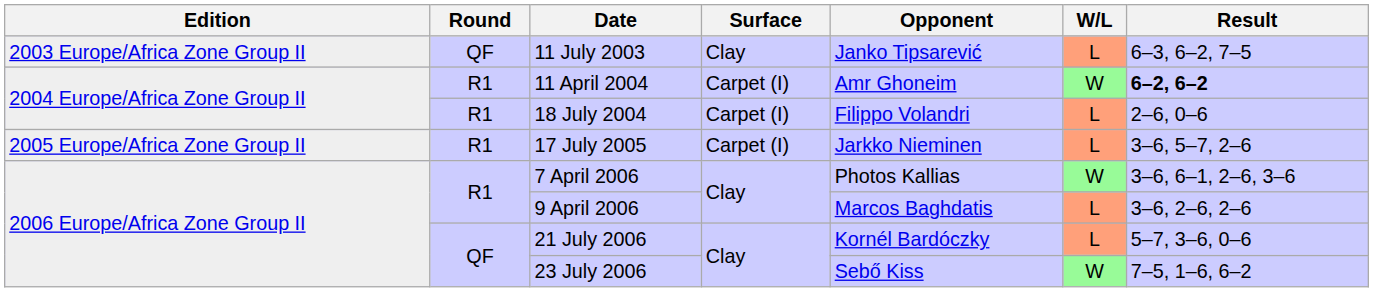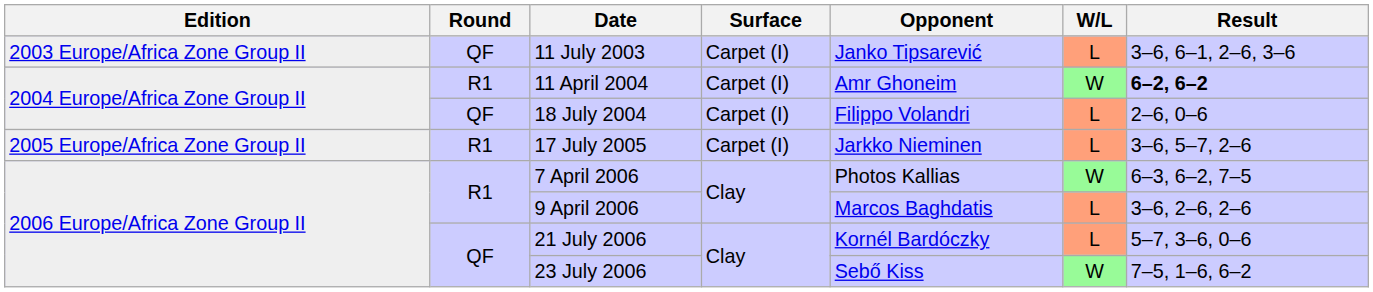(726, 52) Clay -> (747, 52) Carpet (I)
(1191, 52) 6–3, 6–2, 7–5 -> (1213, 52) 3–6, 6–1, 2–6, 3–6
(480, 114) R1 -> (480, 114) QF
(1213, 177) 3–6, 6–1, 2–6, 3–6 -> (1191, 177) 6–3, 6–2, 7–5
